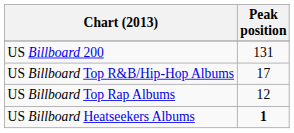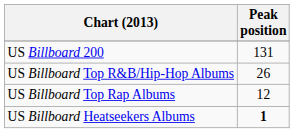(263, 73) 17 -> (263, 73) 26
